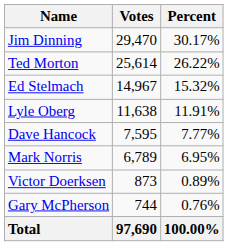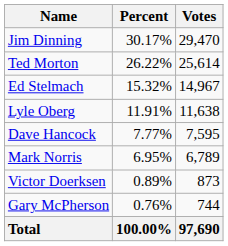columns swapped: (136, 16) <-> (192, 16)
